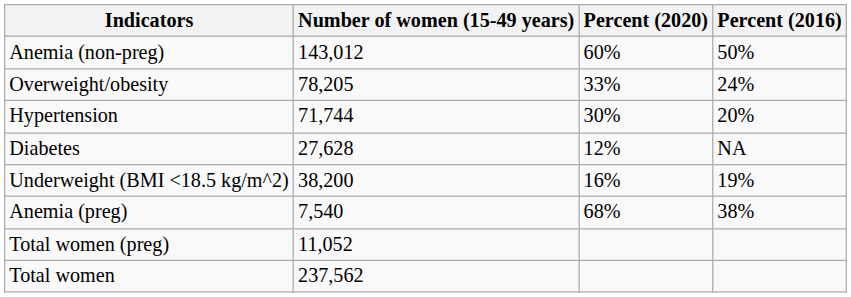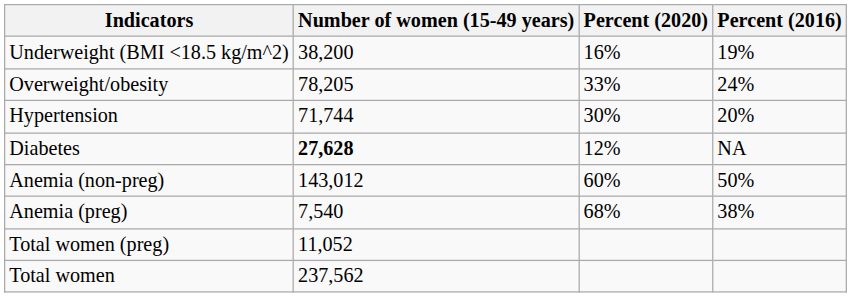rows swapped: (149, 180) <-> (87, 52)
(326, 148) normal -> (326, 148) bold
